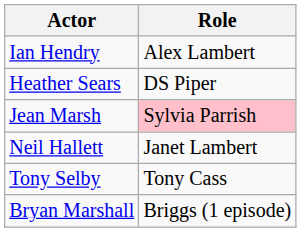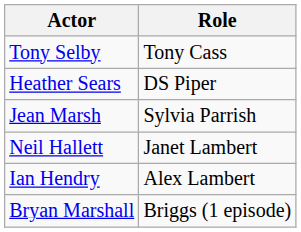rows swapped: (54, 52) <-> (55, 178)
(200, 115) pink background -> (200, 115) no background
